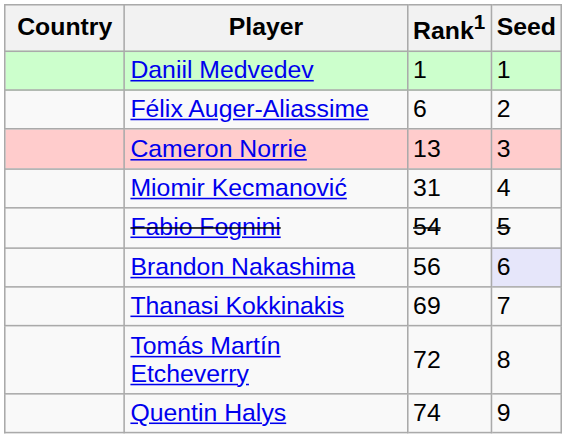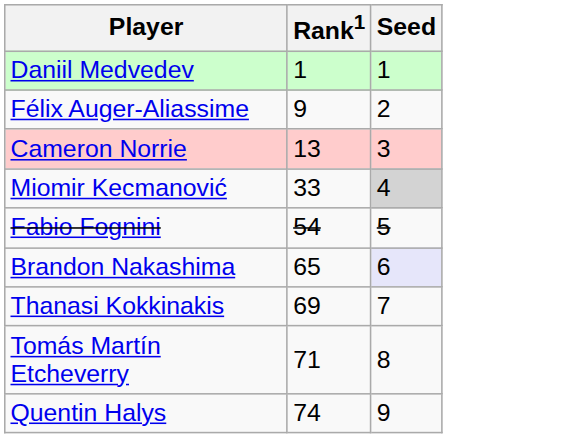- column: (65, 27)
(420, 109) 6 -> (300, 109) 9
(427, 188) 31 -> (307, 188) 33
(504, 188) no background -> (384, 188) lightgrey background
(427, 266) 56 -> (307, 266) 65
(427, 359) 72 -> (307, 359) 71
